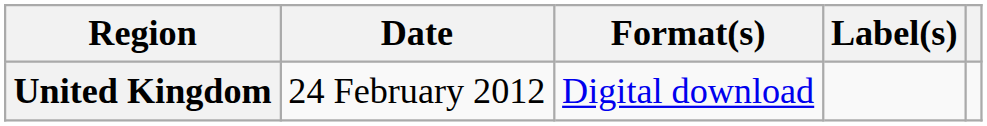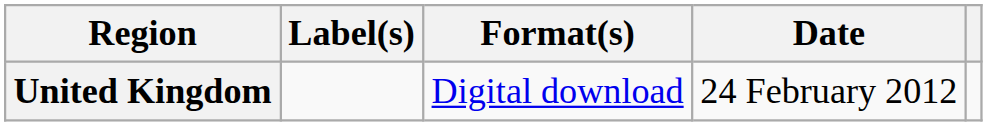columns swapped: (417, 33) <-> (894, 33)
